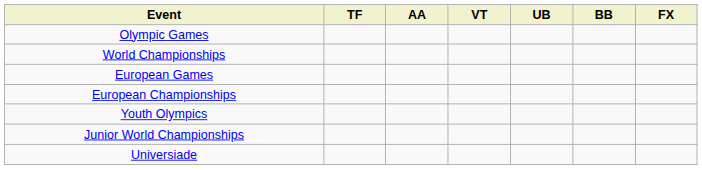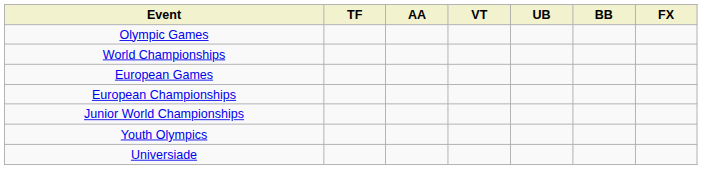rows swapped: (164, 114) <-> (164, 134)
